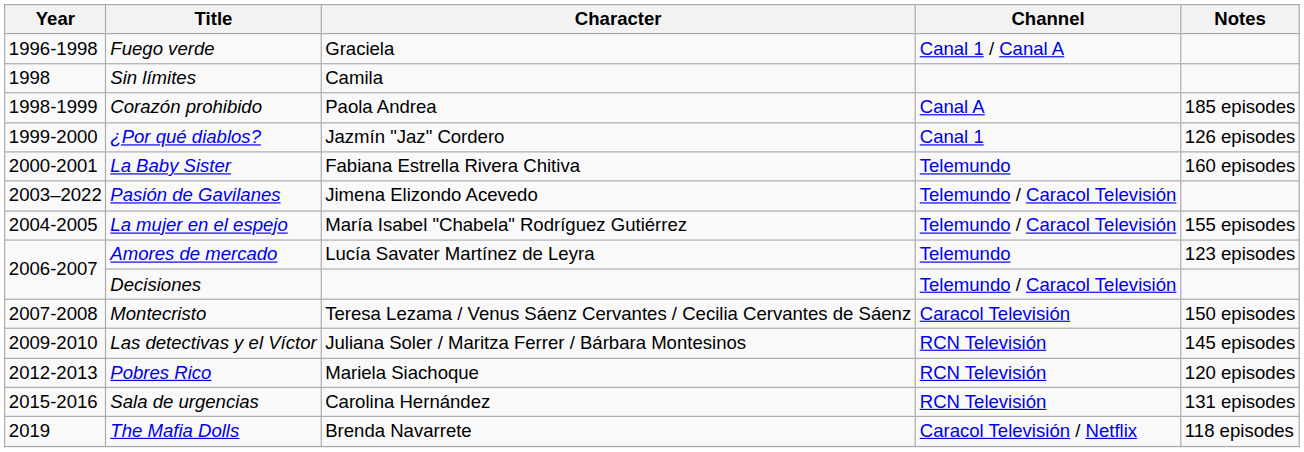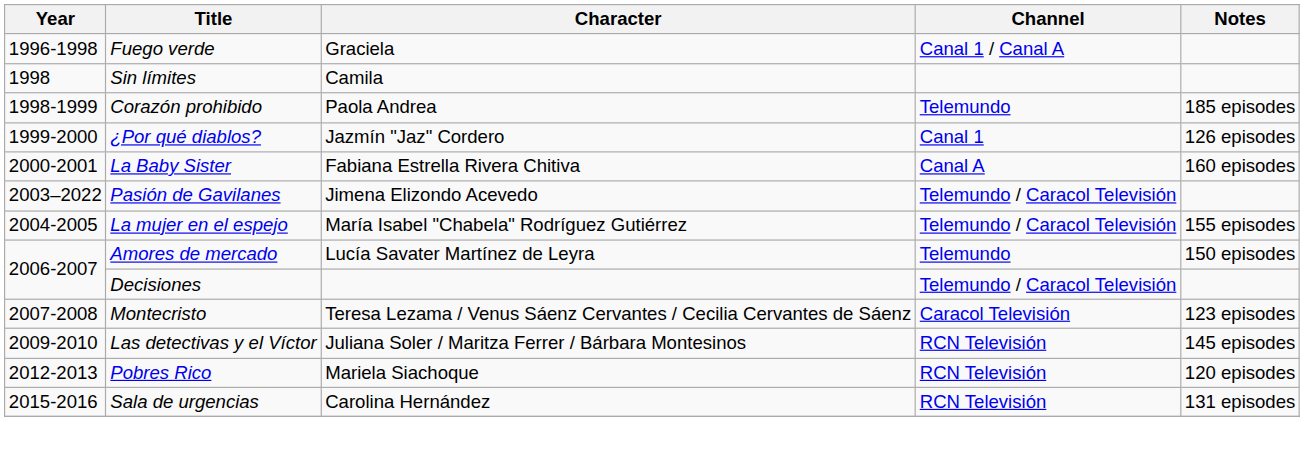(952, 107) Canal A -> (965, 107) Telemundo
(965, 166) Telemundo -> (952, 166) Canal A
(1240, 254) 123 episodes -> (1240, 254) 150 episodes
(1240, 313) 150 episodes -> (1240, 313) 123 episodes
- row: (175, 431)
